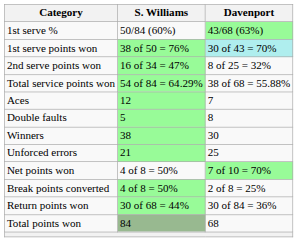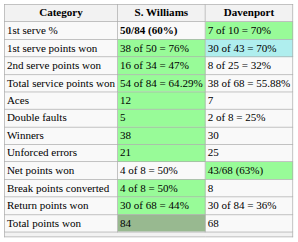(148, 30) normal -> (149, 30) bold
(235, 30) 43/68 (63%) -> (239, 30) 7 of 10 = 70%
(210, 118) 8 -> (237, 118) 2 of 8 = 25%
(239, 170) 7 of 10 = 70% -> (235, 170) 43/68 (63%)
(237, 188) 2 of 8 = 25% -> (210, 188) 8
